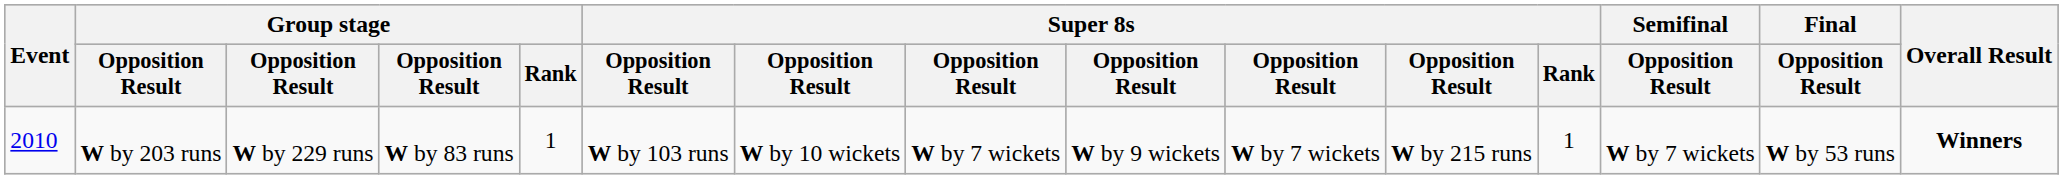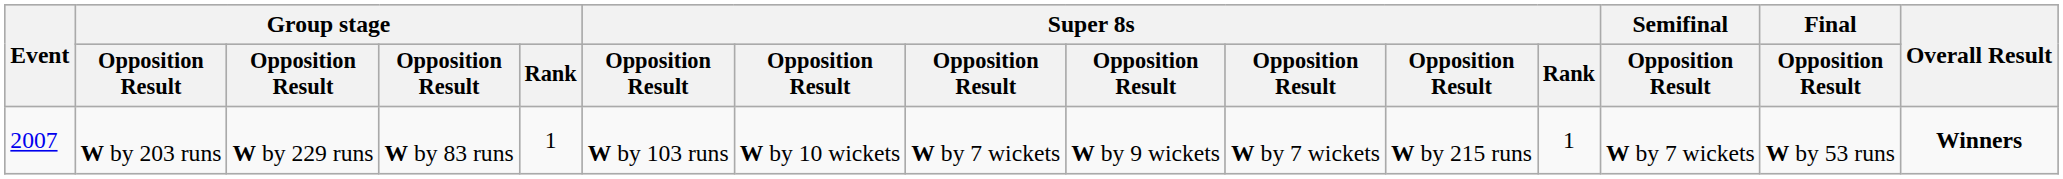(34, 140) 2010 -> (34, 140) 2007
